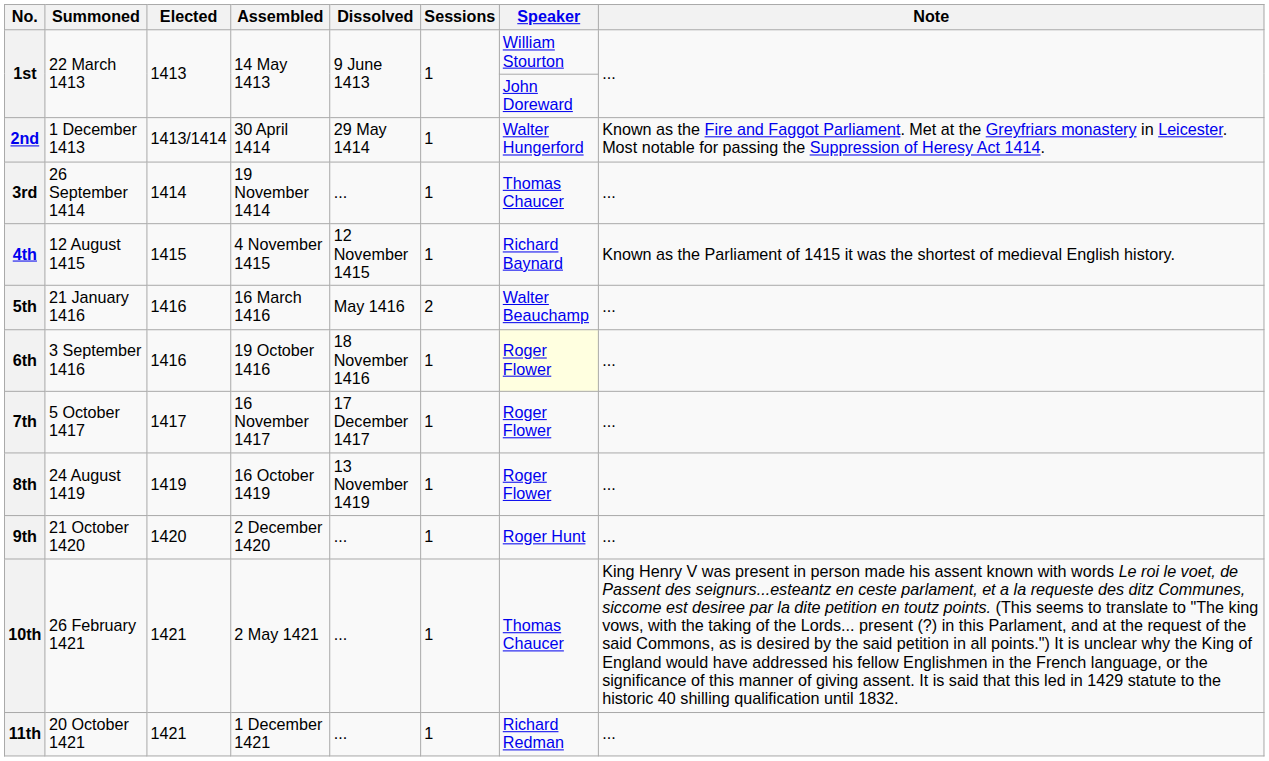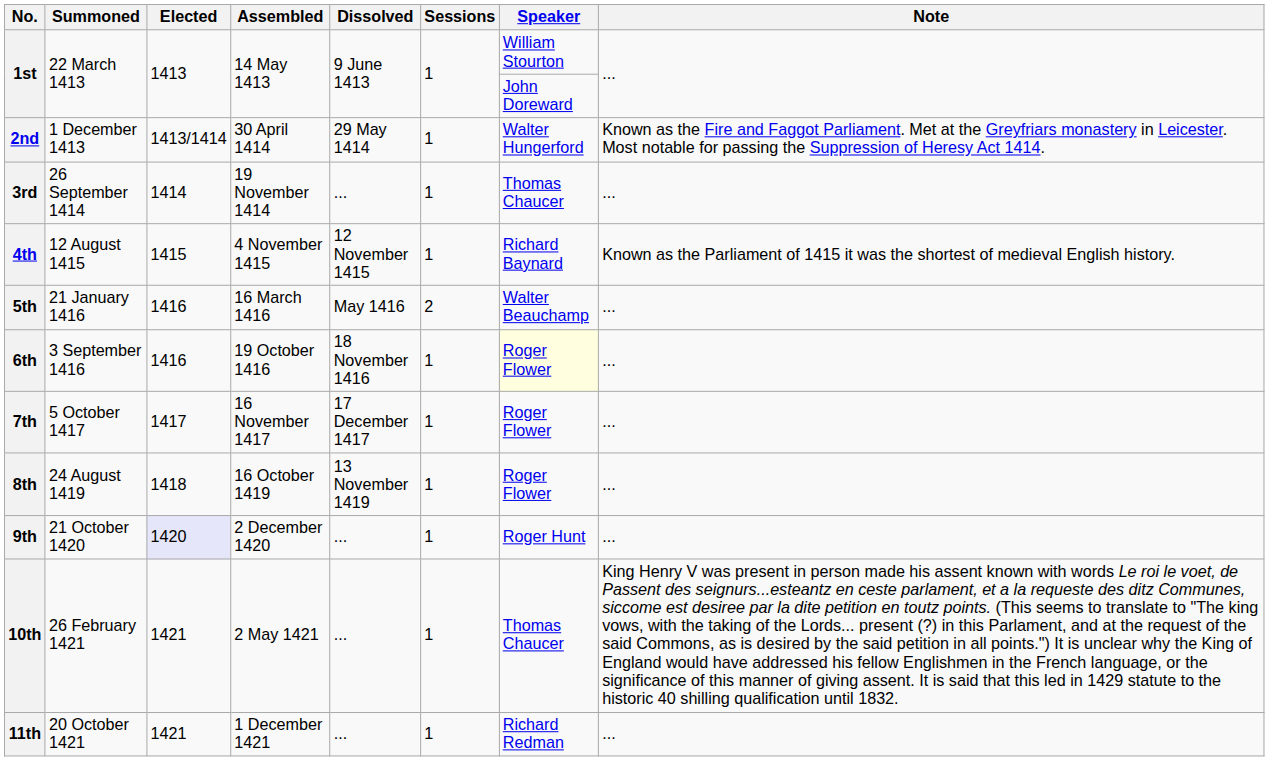(168, 484) 1419 -> (168, 484) 1418
(168, 537) no background -> (168, 537) lavender background
